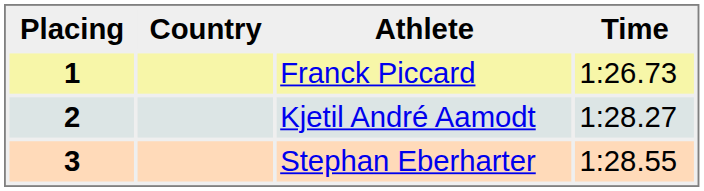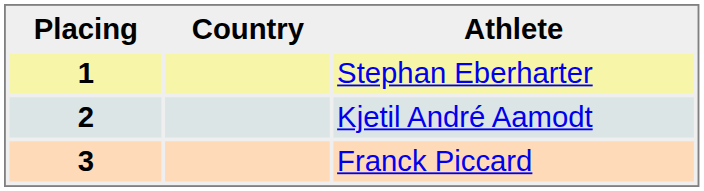- column: (635, 29)
(378, 73) Franck Piccard -> (465, 73) Stephan Eberharter
(408, 160) Stephan Eberharter -> (435, 160) Franck Piccard
